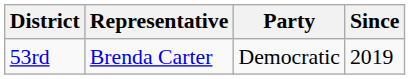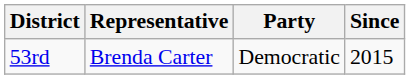(372, 56) 2019 -> (372, 56) 2015
